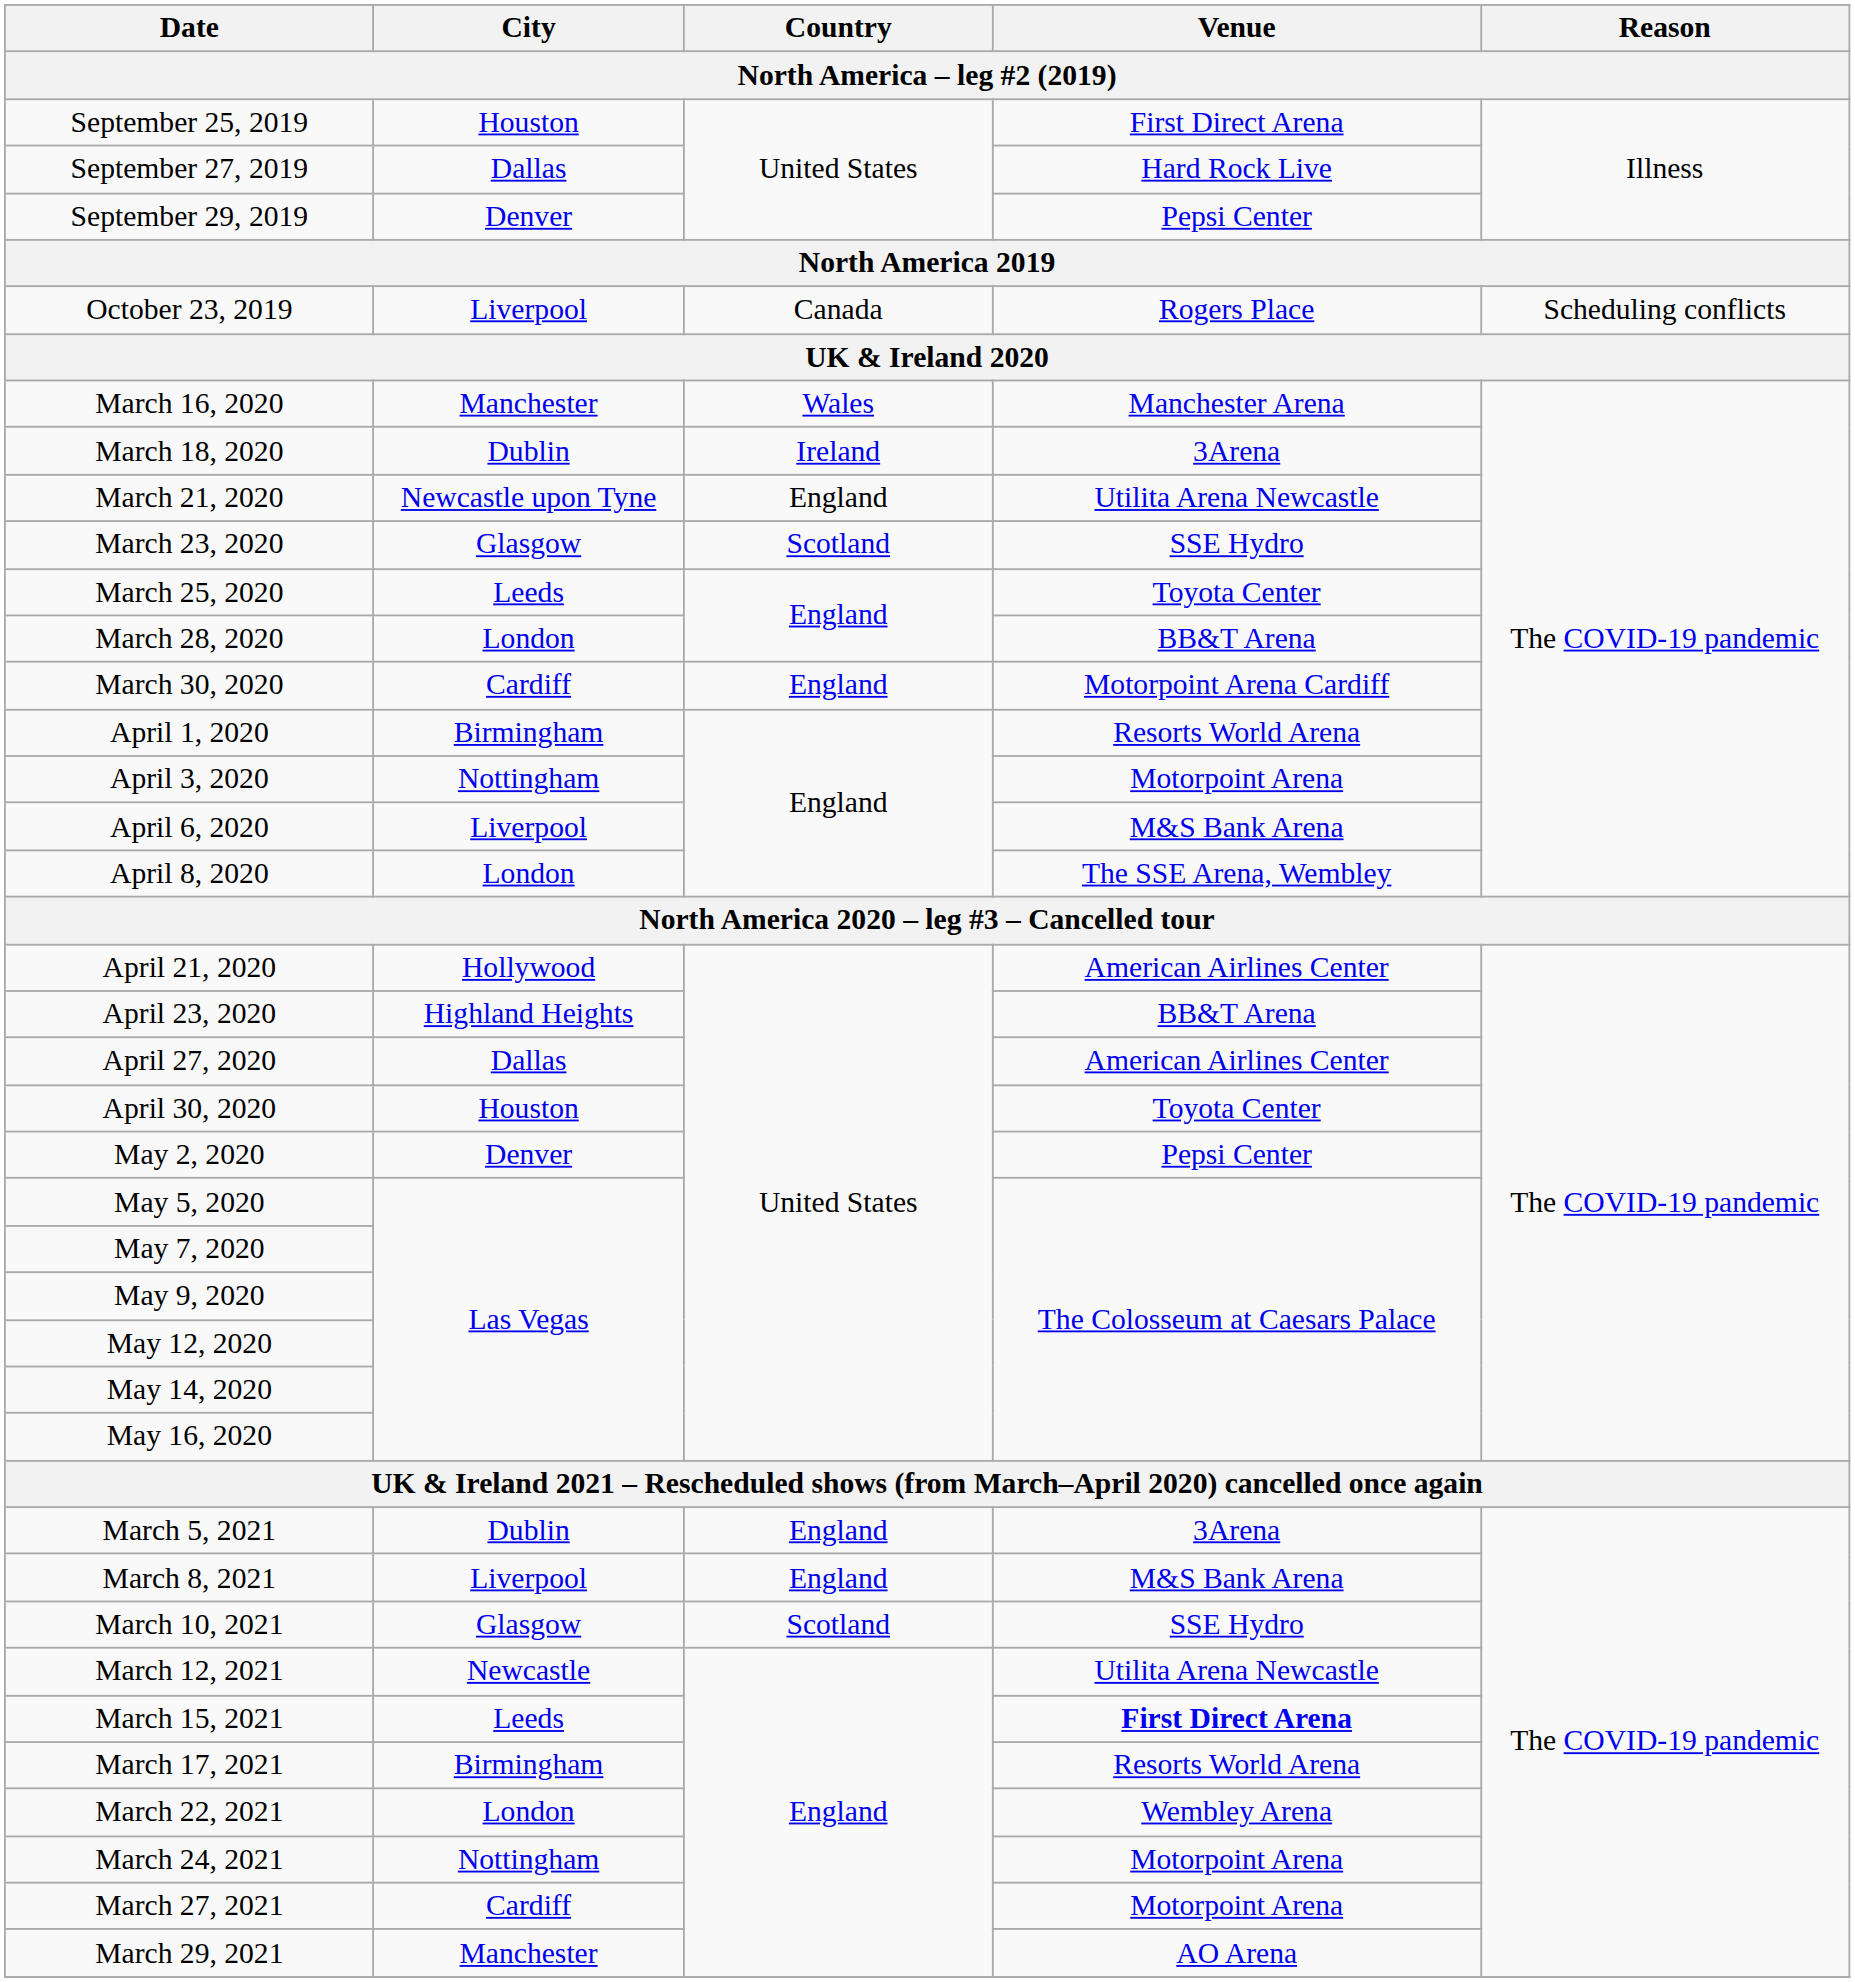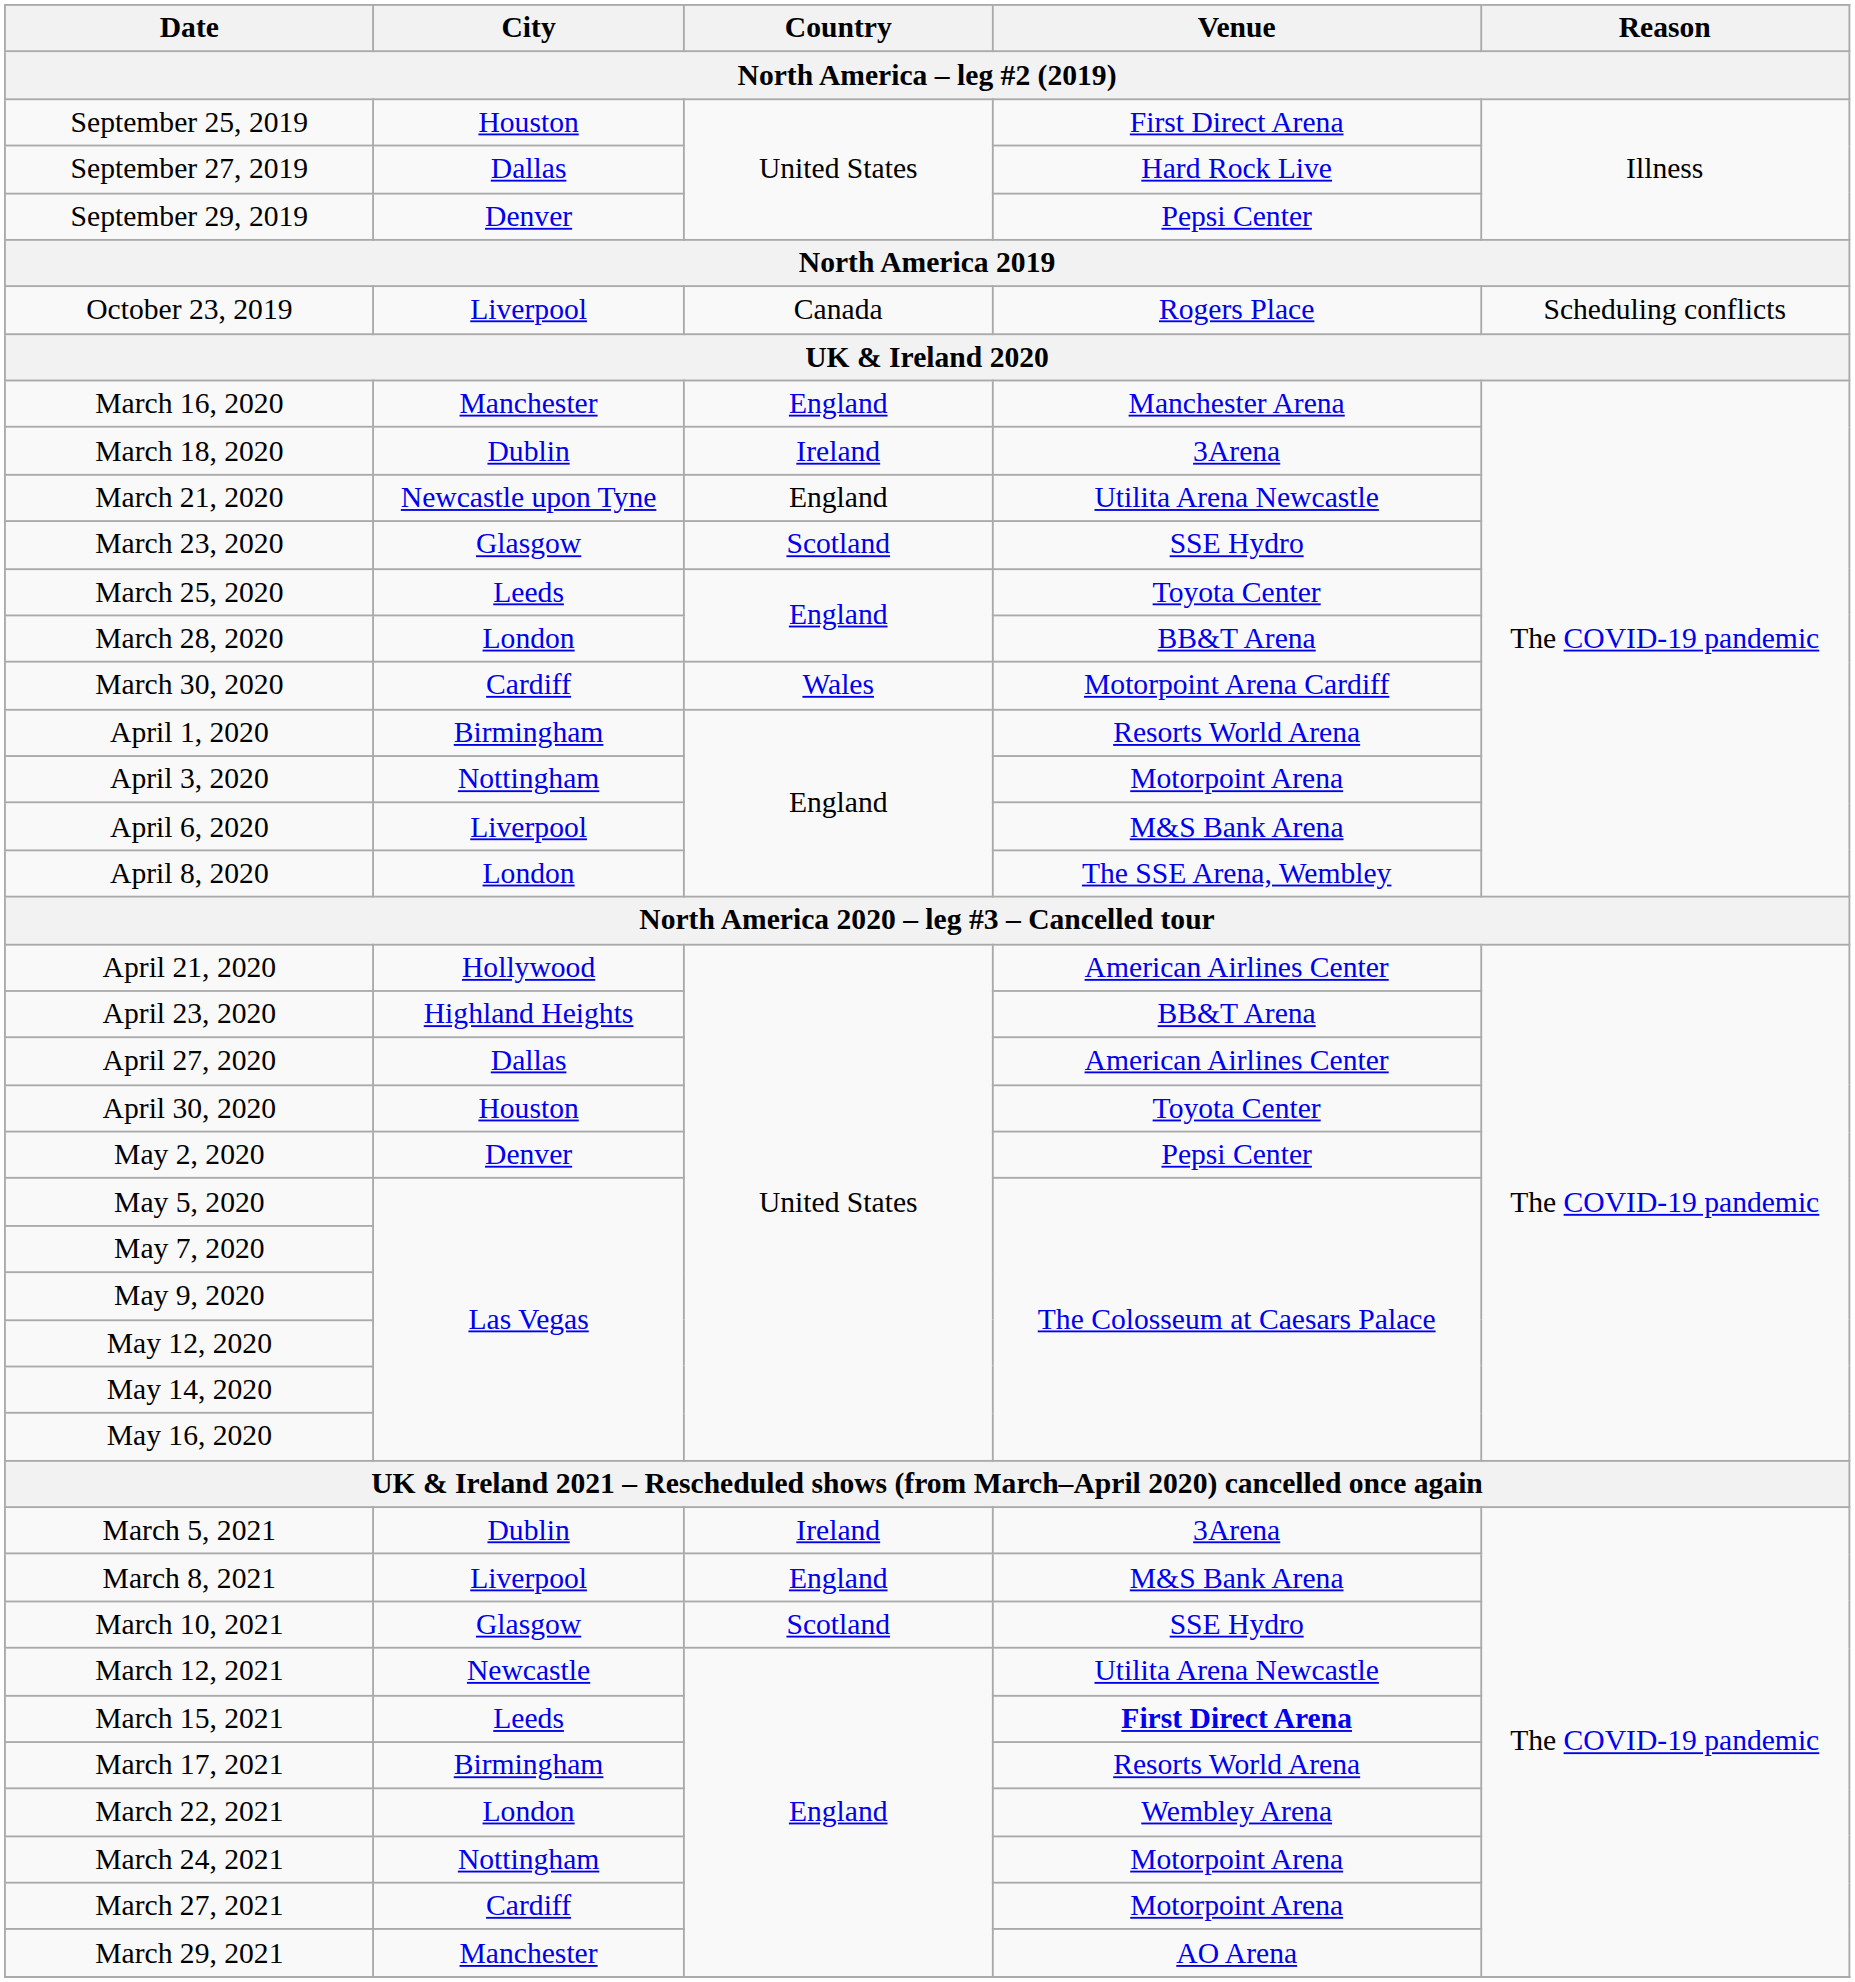(838, 403) Wales -> (838, 403) England
(838, 685) England -> (838, 685) Wales
(838, 1530) England -> (838, 1530) Ireland
